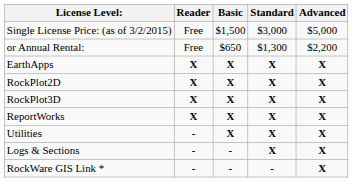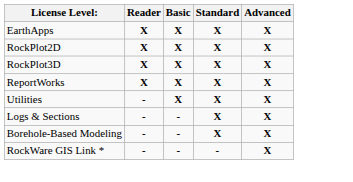- row: (89, 30)
- row: (46, 47)
+ row: (64, 133)
